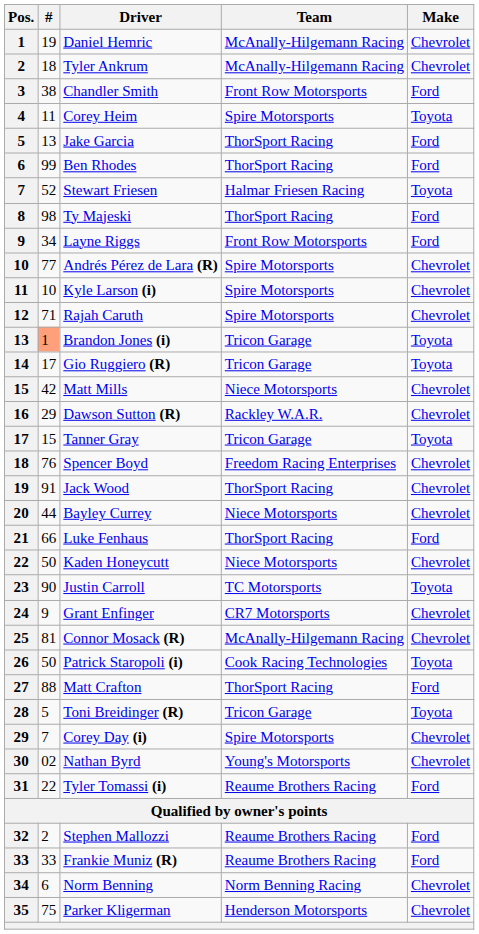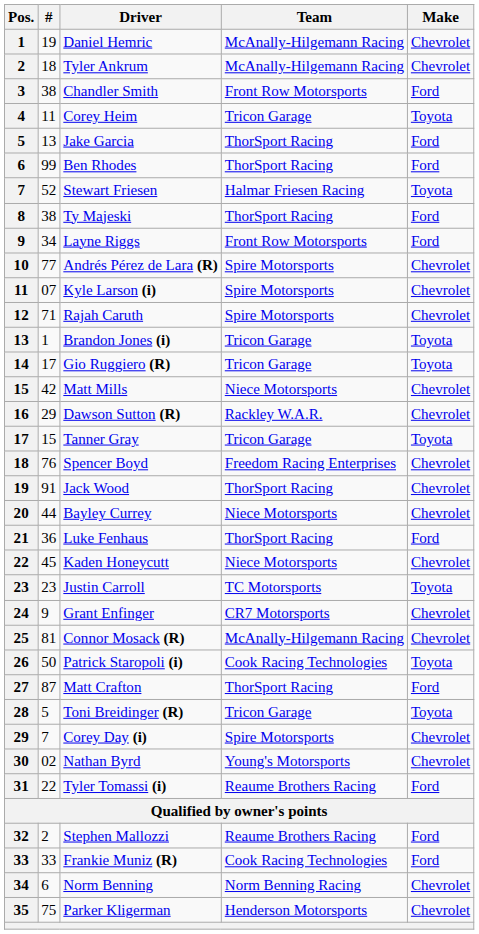(279, 116) Spire Motorsports -> (268, 116) Tricon Garage
(49, 215) 98 -> (49, 215) 38
(49, 290) 10 -> (49, 290) 07
(45, 339) lightsalmon background -> (45, 339) no background
(49, 538) 66 -> (49, 538) 36
(49, 562) 50 -> (49, 562) 45
(49, 587) 90 -> (49, 587) 23
(49, 687) 88 -> (49, 687) 87
(300, 860) Reaume Brothers Racing -> (306, 860) Cook Racing Technologies
